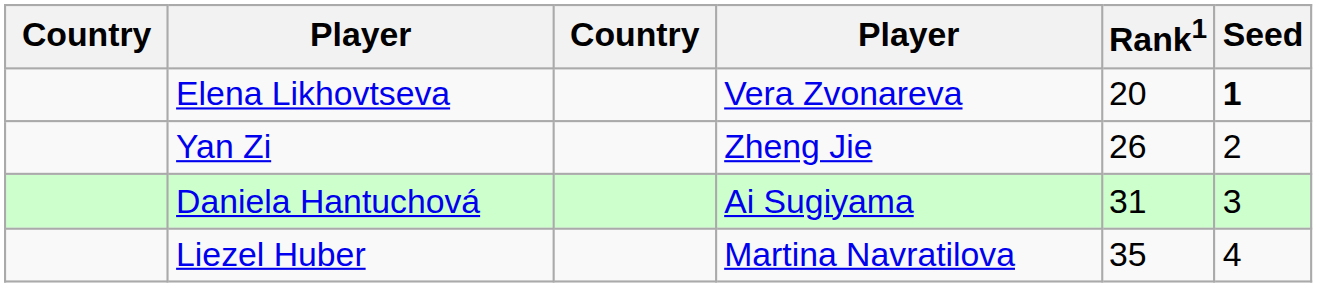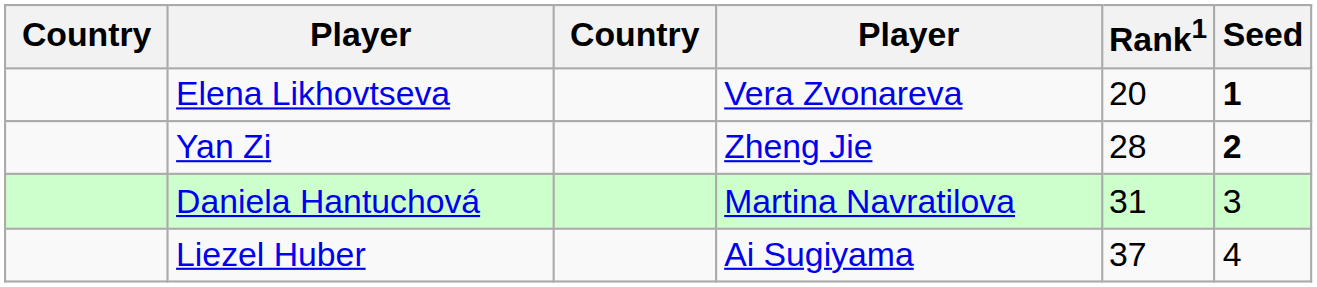(1128, 147) 26 -> (1128, 147) 28
(1232, 147) normal -> (1232, 147) bold
(819, 201) Ai Sugiyama -> (870, 201) Martina Navratilova
(870, 254) Martina Navratilova -> (819, 254) Ai Sugiyama
(1128, 254) 35 -> (1128, 254) 37
